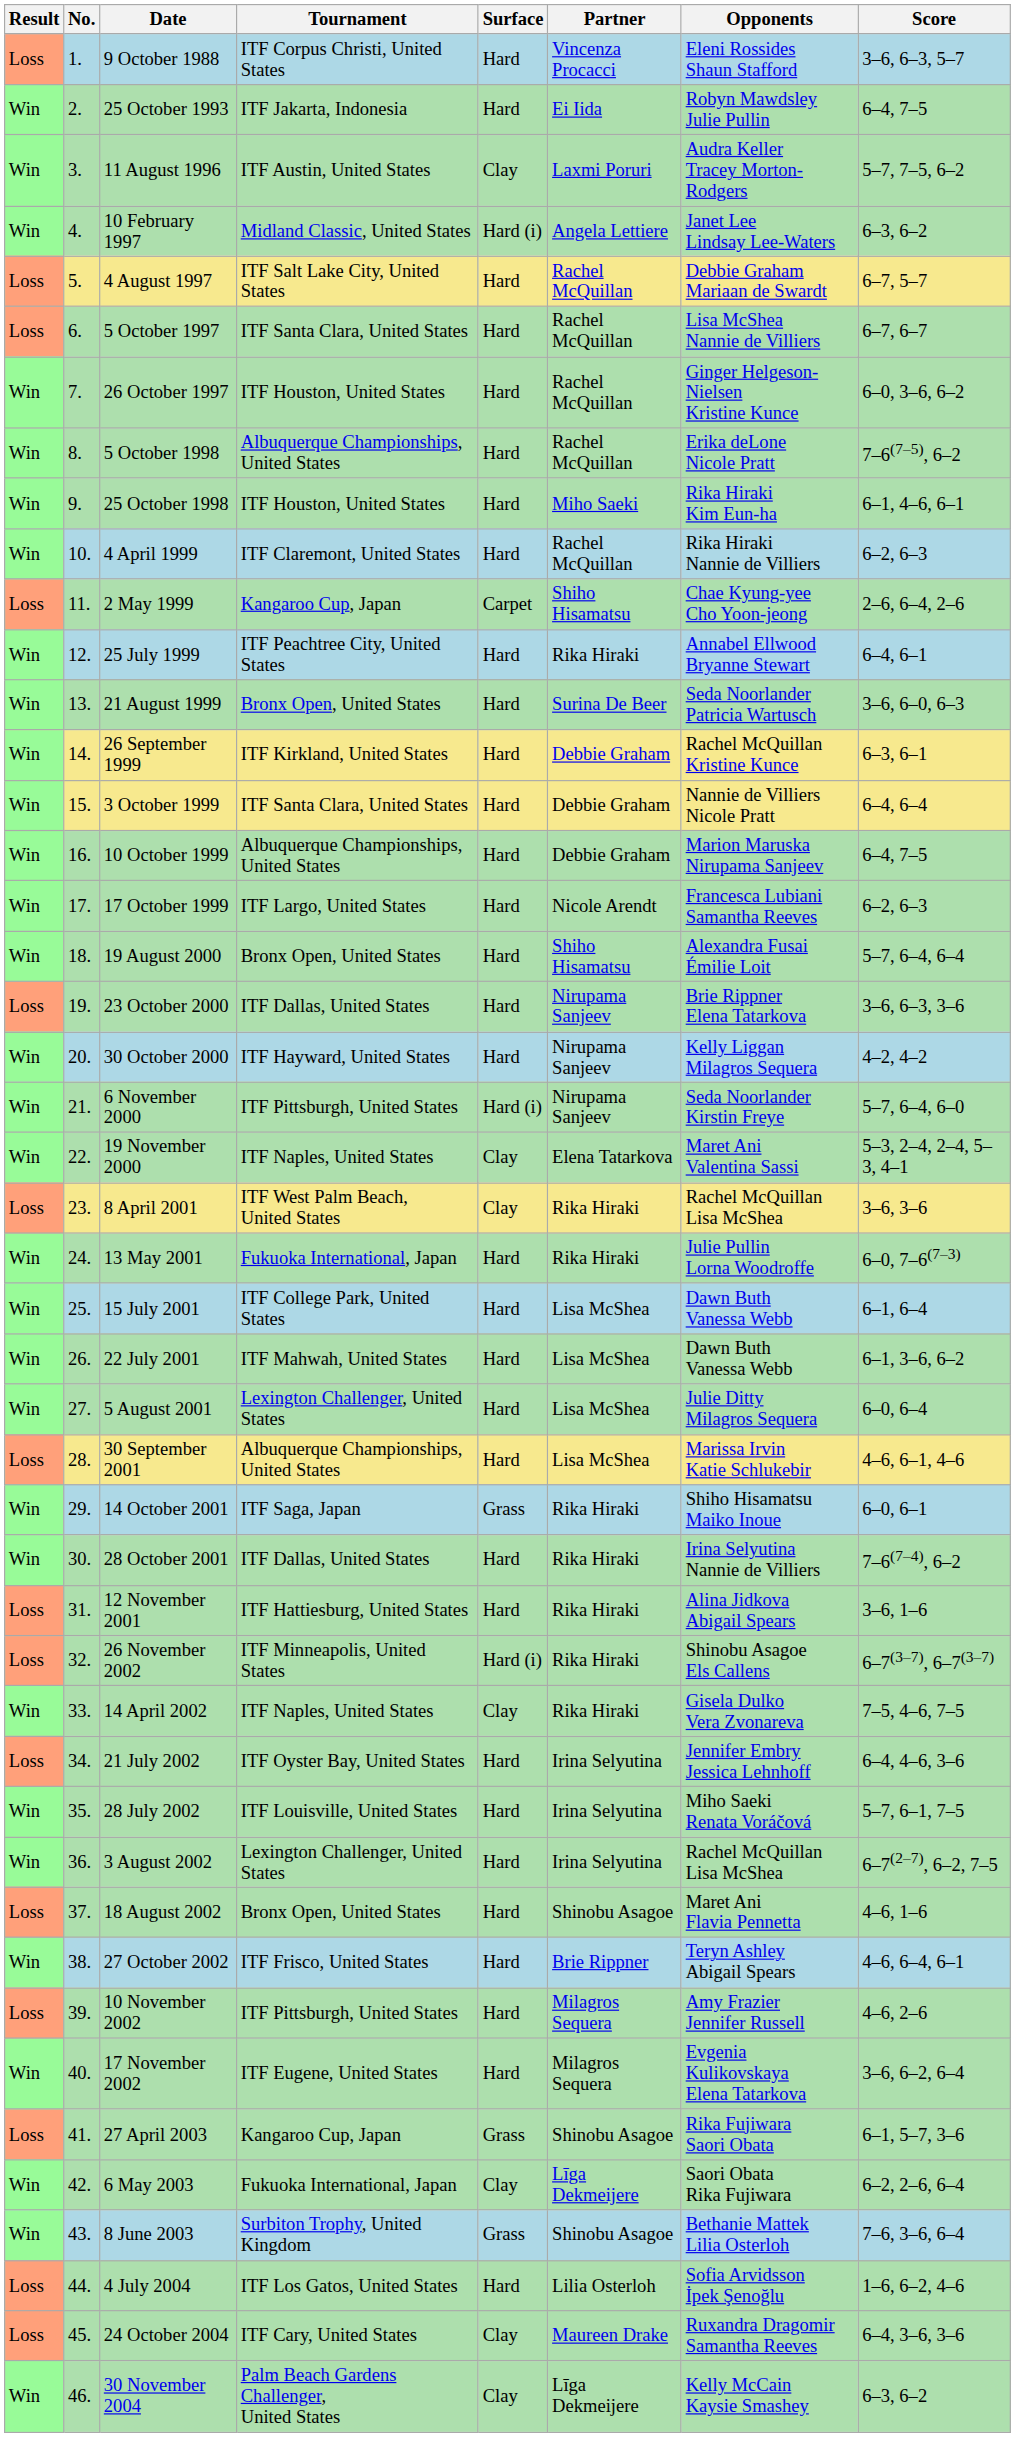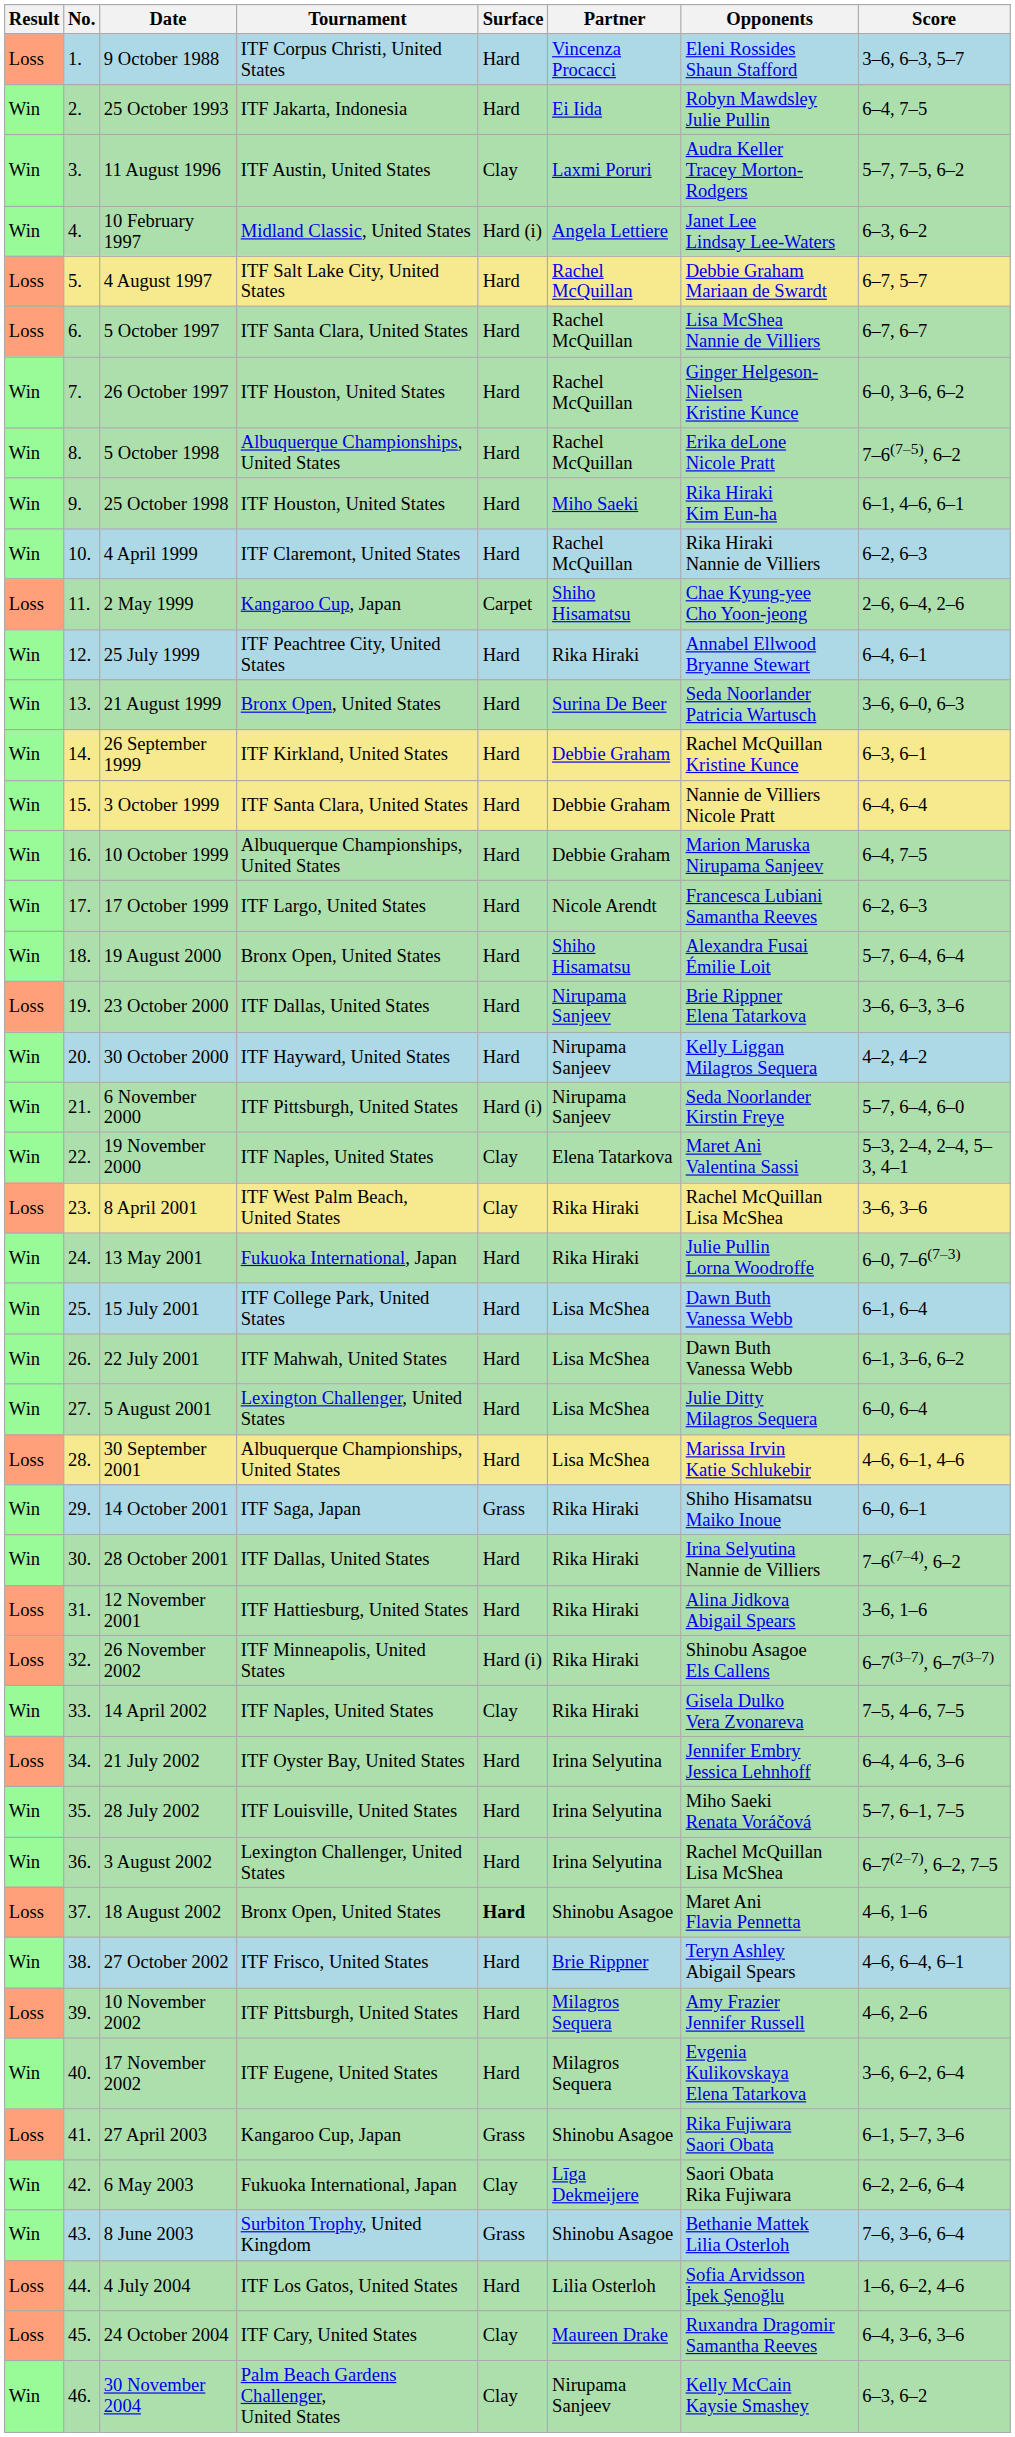(501, 1912) normal -> (504, 1912) bold
(595, 2396) Līga Dekmeijere -> (589, 2396) Nirupama Sanjeev
